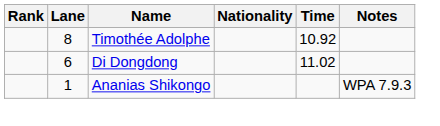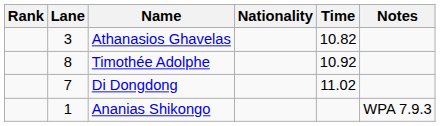+ row: (161, 39)
(68, 62) 6 -> (68, 86) 7
